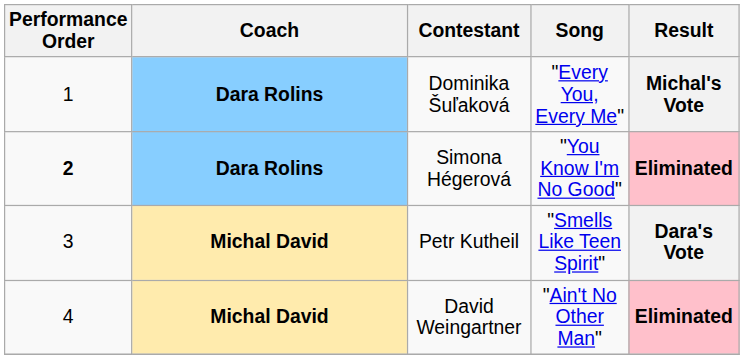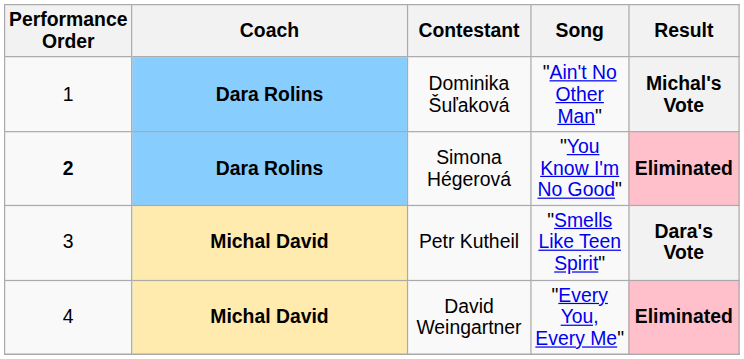(580, 94) "Every You, Every Me" -> (580, 94) "Ain't No Other Man"
(580, 316) "Ain't No Other Man" -> (580, 316) "Every You, Every Me"
